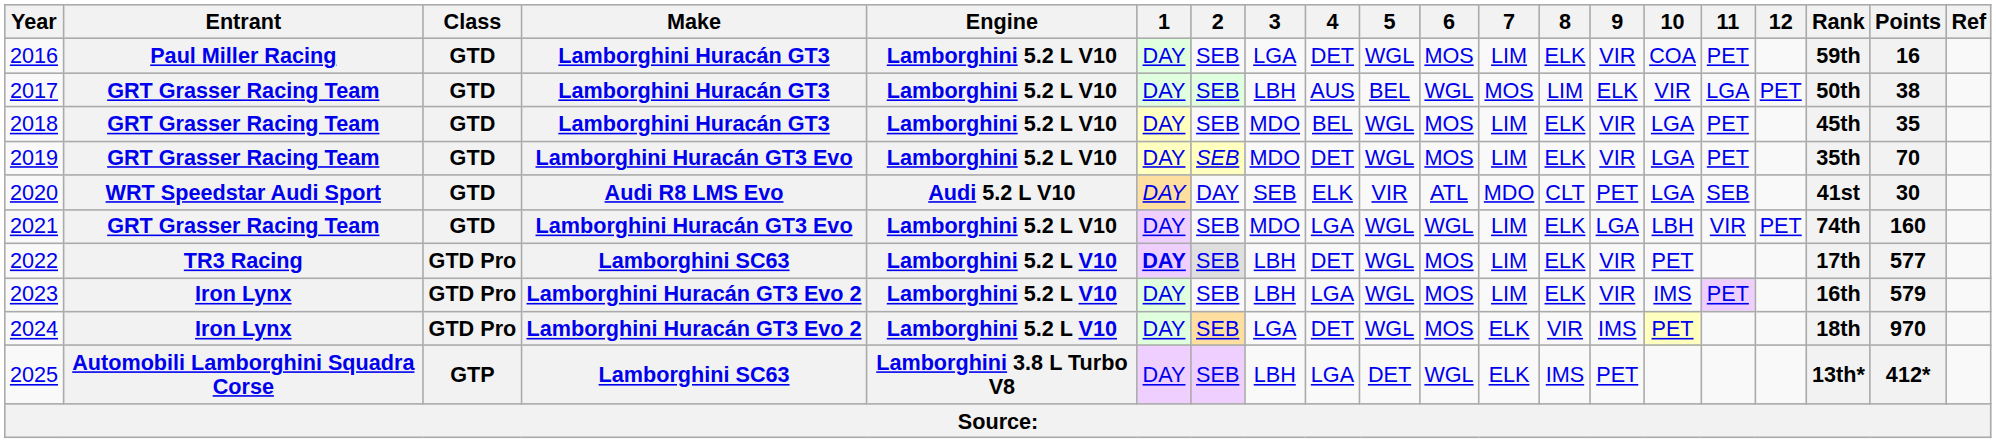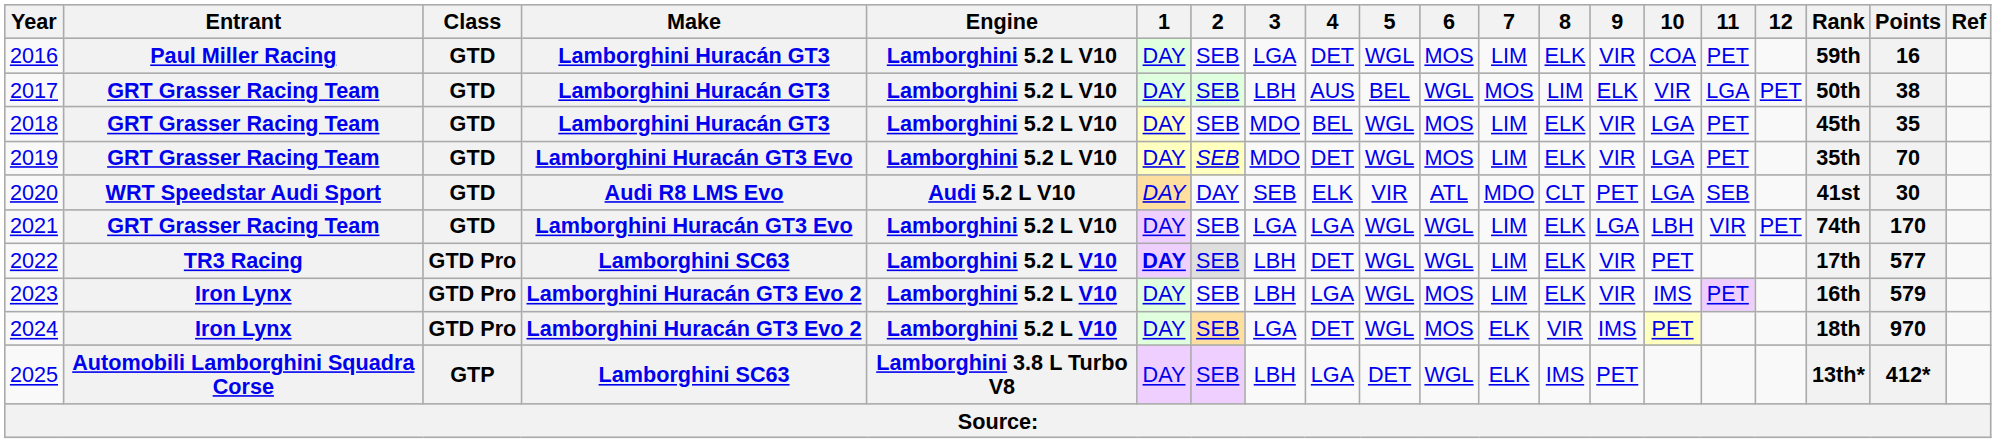(1275, 226) MDO -> (1275, 226) LGA
(1908, 226) 160 -> (1908, 226) 170
(1449, 260) MOS -> (1449, 260) WGL
